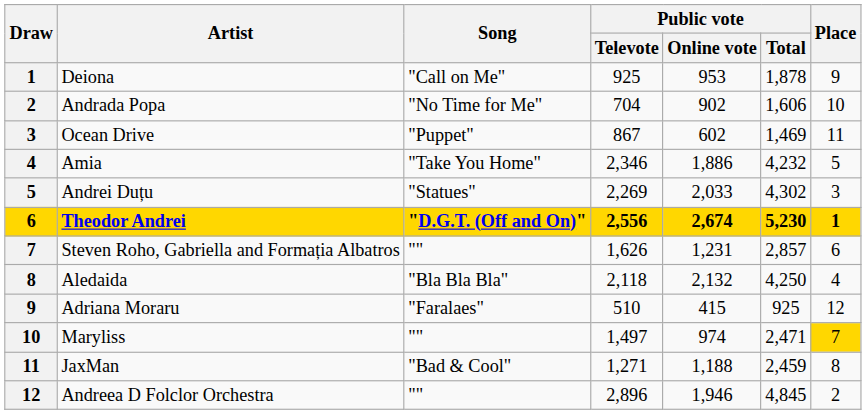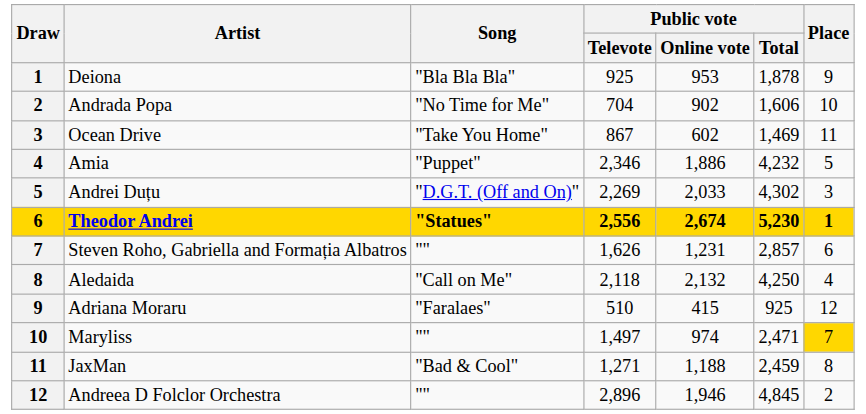(457, 76) "Call on Me" -> (465, 76) "Bla Bla Bla"
(441, 134) "Puppet" -> (481, 134) "Take You Home"
(475, 163) "Take You Home" -> (448, 163) "Puppet"
(442, 192) "Statues" -> (497, 192) "D.G.T. (Off and On)"
(497, 221) "D.G.T. (Off and On)" -> (454, 221) "Statues"
(458, 279) "Bla Bla Bla" -> (464, 279) "Call on Me"
